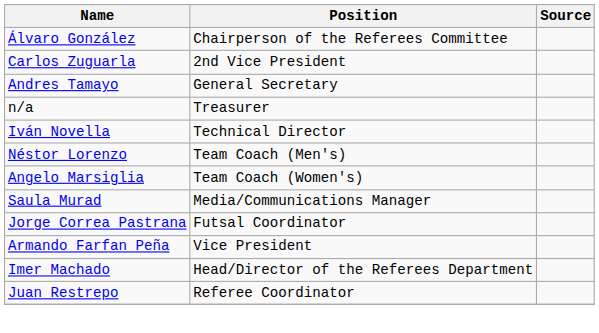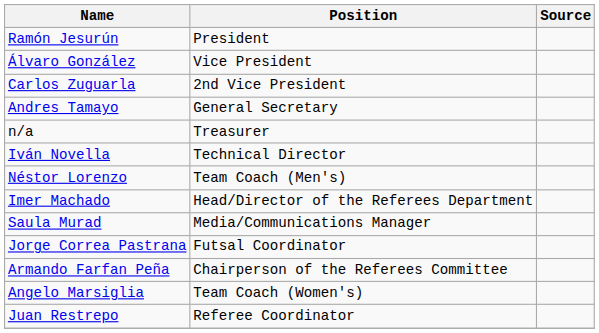+ row: (63, 39)
(351, 39) Chairperson of the Referees Committee -> (253, 62) Vice President
rows swapped: (76, 178) <-> (59, 270)
(253, 247) Vice President -> (351, 270) Chairperson of the Referees Committee
